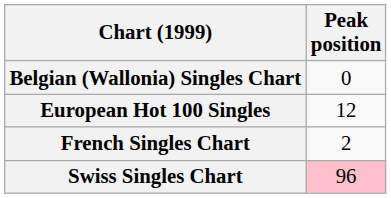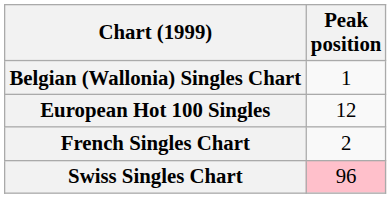(346, 77) 0 -> (346, 77) 1
